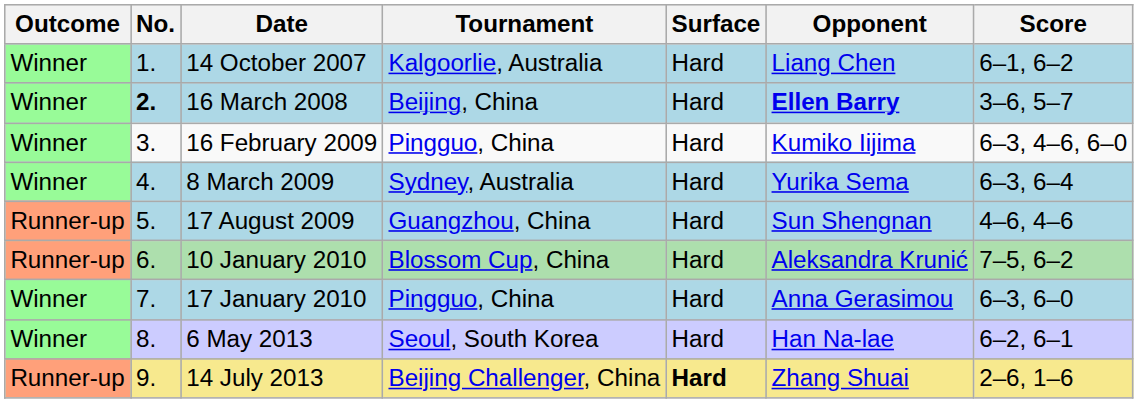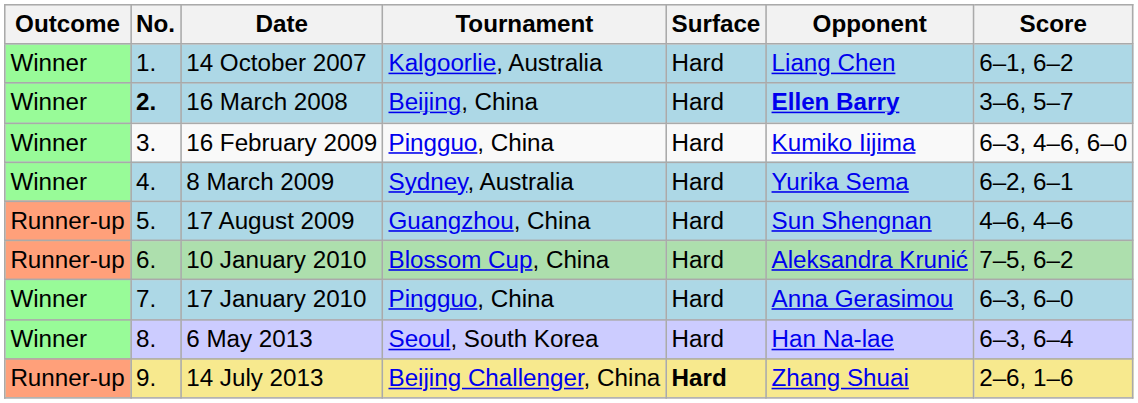(1026, 180) 6–3, 6–4 -> (1026, 180) 6–2, 6–1
(1026, 338) 6–2, 6–1 -> (1026, 338) 6–3, 6–4
